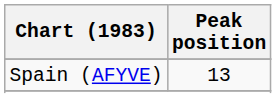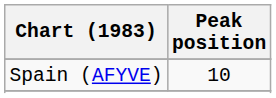(219, 75) 13 -> (219, 75) 10
